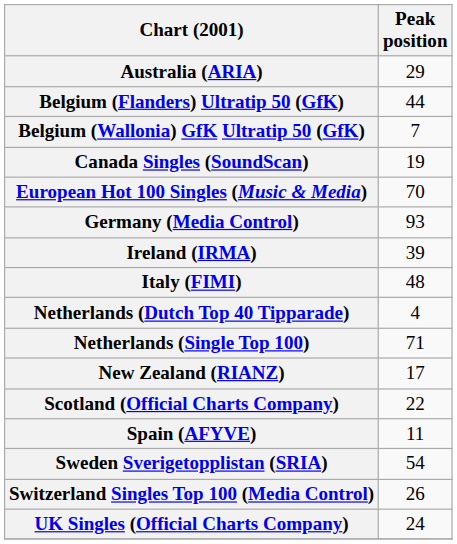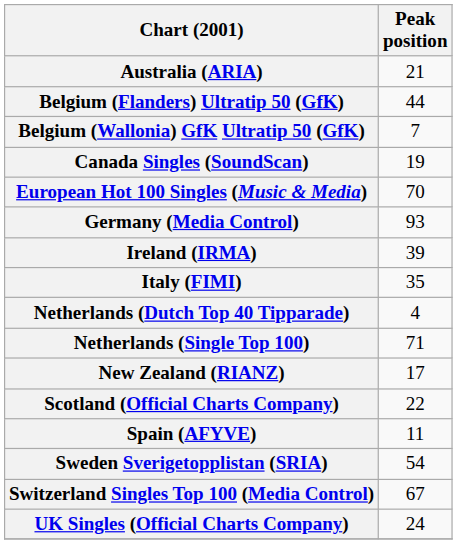(415, 71) 29 -> (415, 71) 21
(415, 282) 48 -> (415, 282) 35
(415, 493) 26 -> (415, 493) 67
